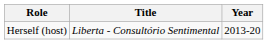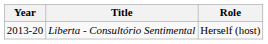columns swapped: (242, 13) <-> (37, 13)
